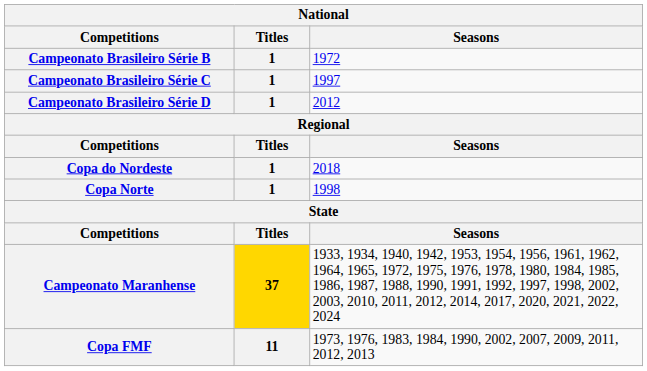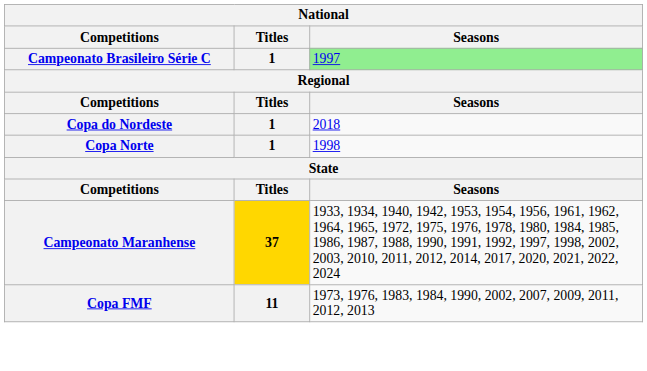- row: (119, 59)
(326, 80) no background -> (326, 59) lightgreen background
- row: (119, 102)
